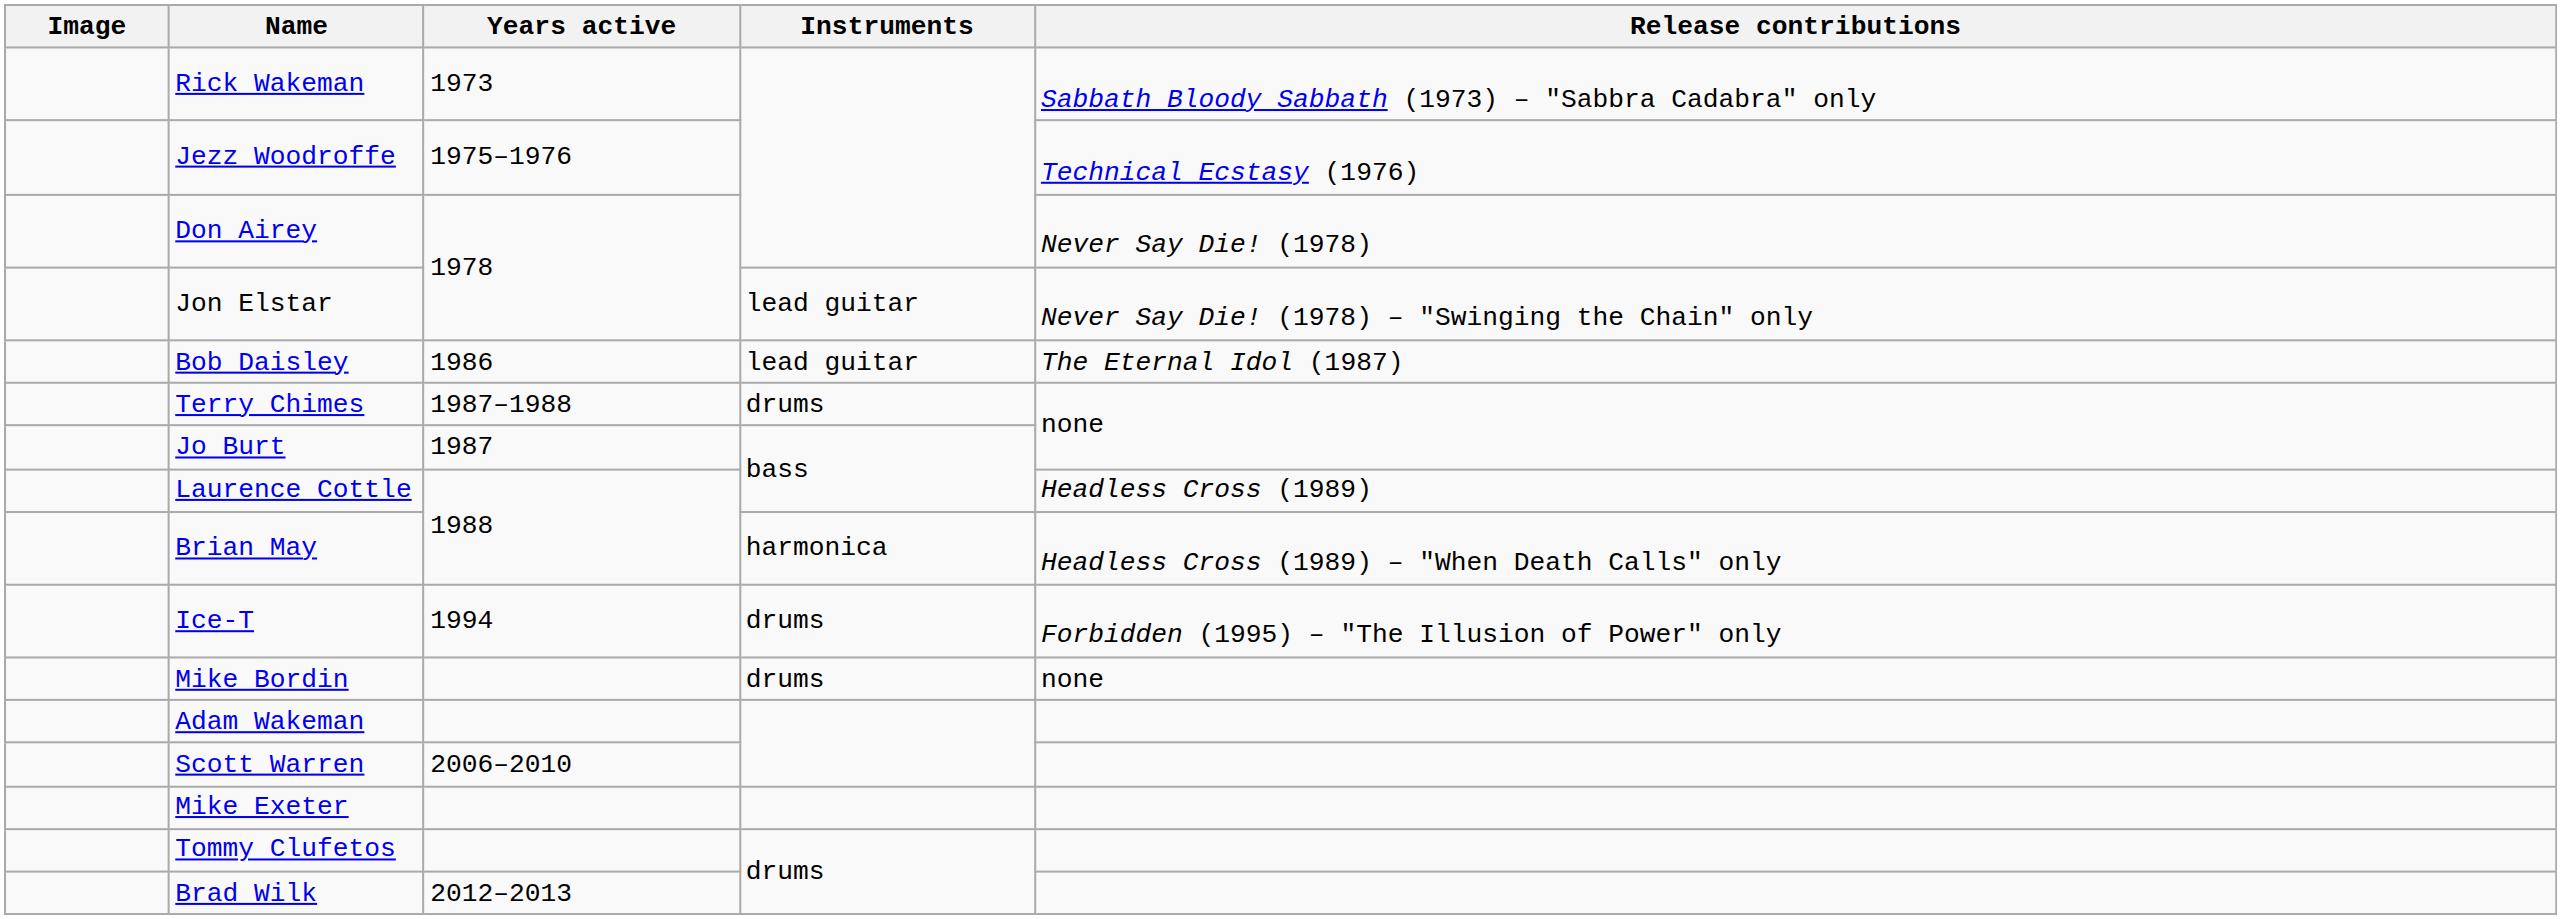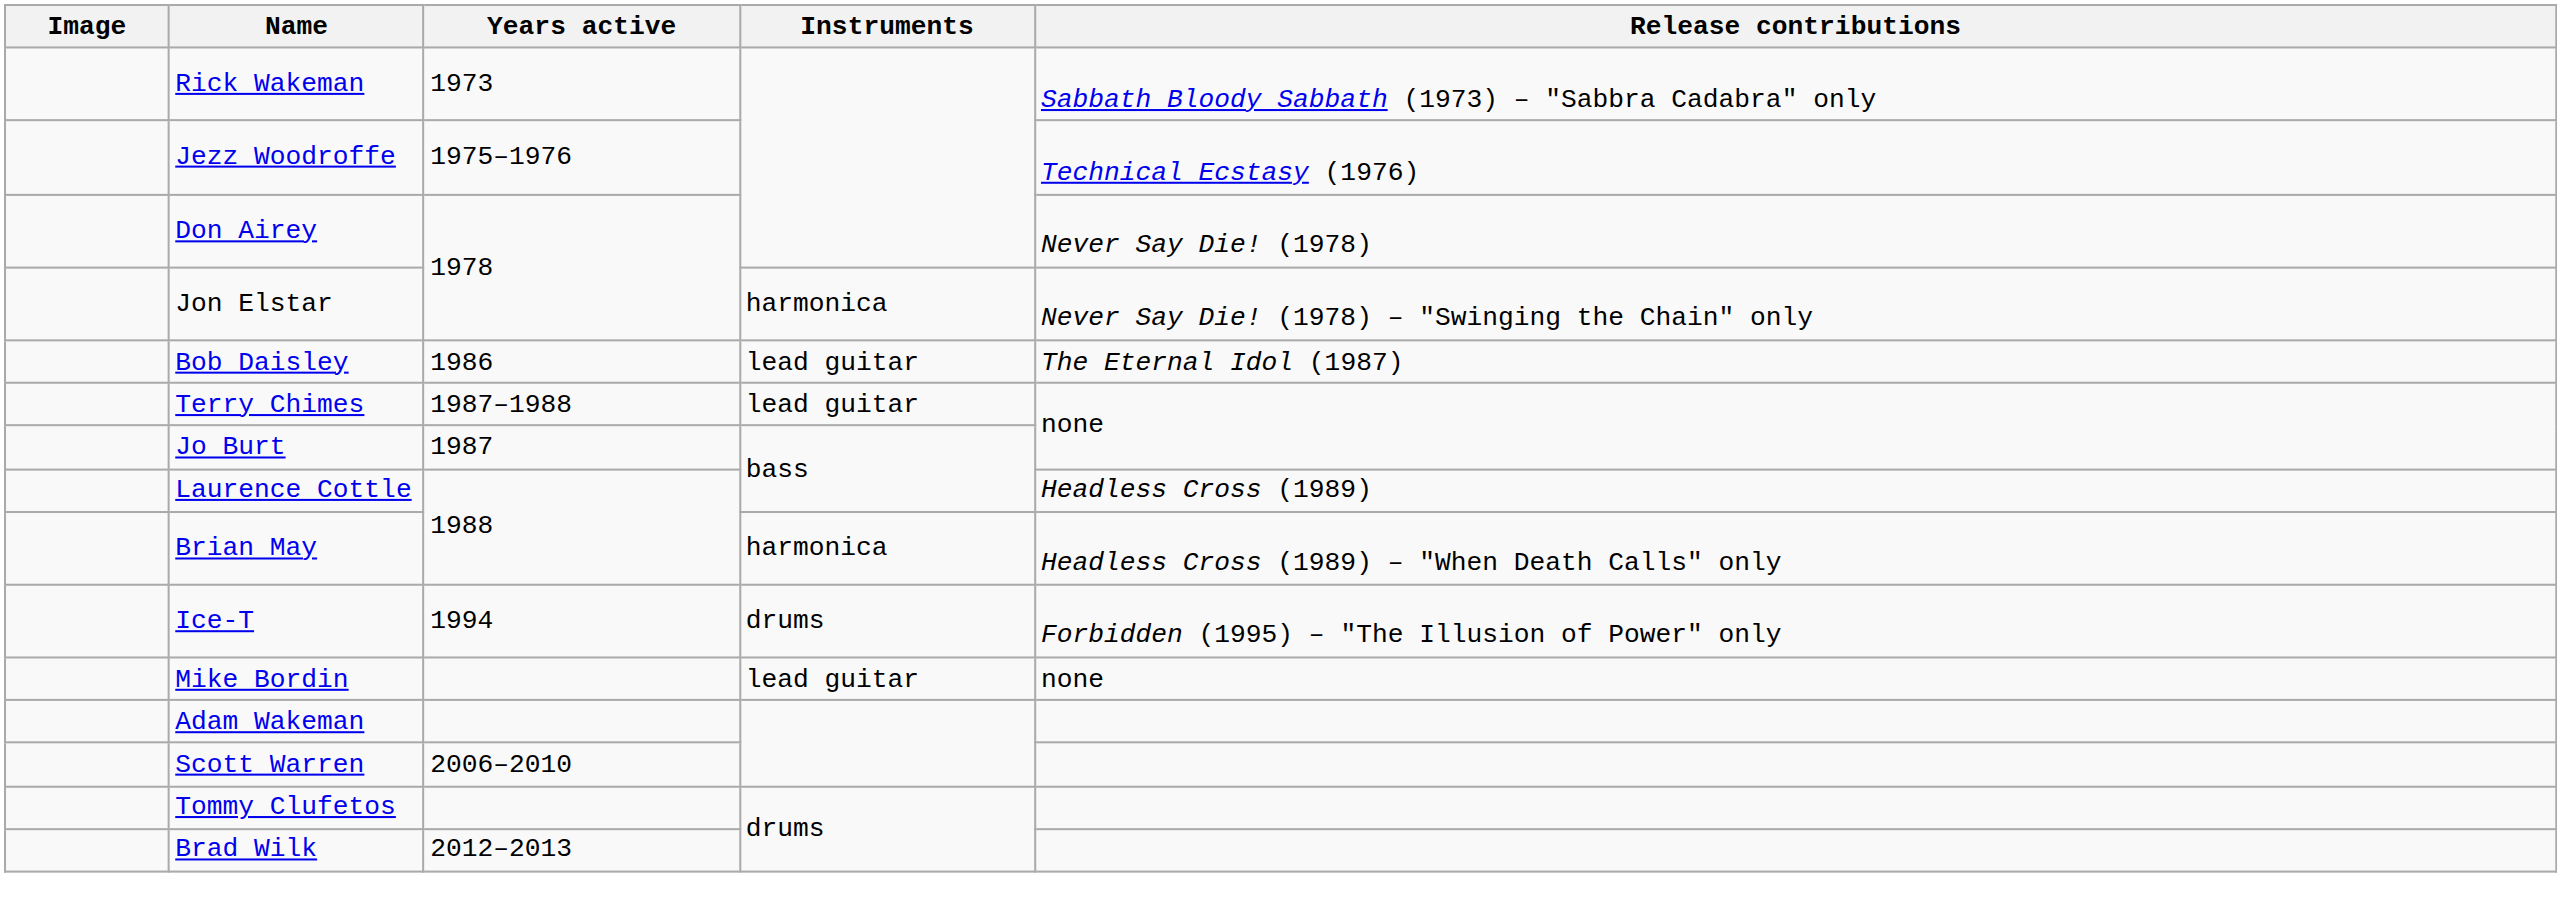(832, 304) lead guitar -> (817, 304) harmonica
(785, 404) drums -> (832, 404) lead guitar
(785, 679) drums -> (832, 679) lead guitar
- row: (262, 807)
